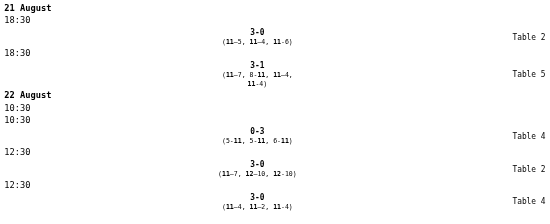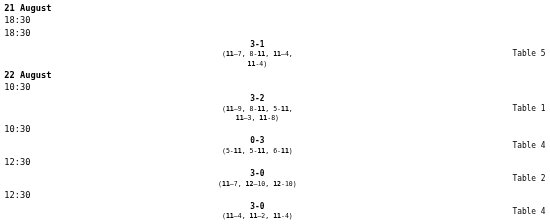- row: (109, 37)
+ row: (109, 108)
